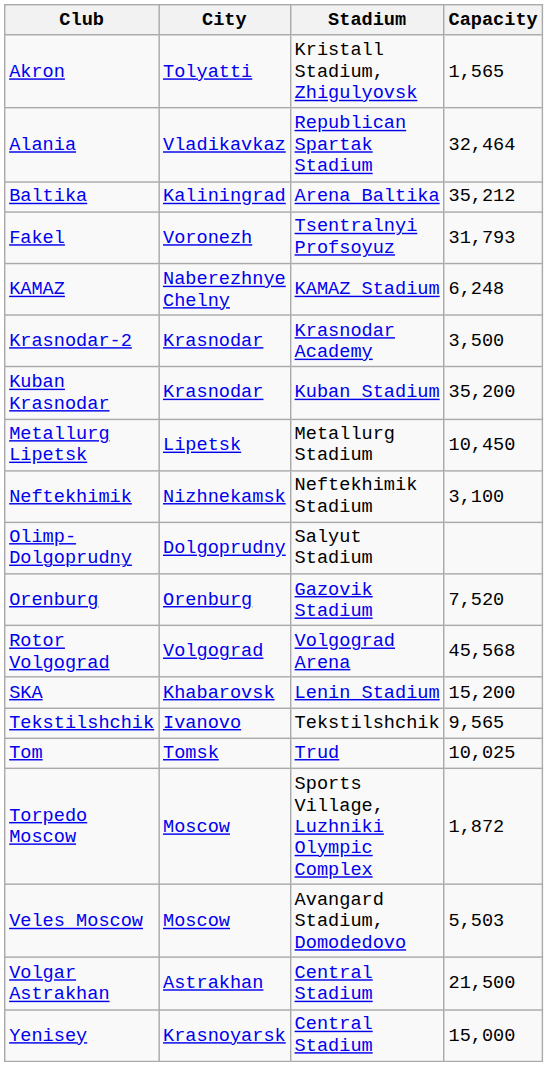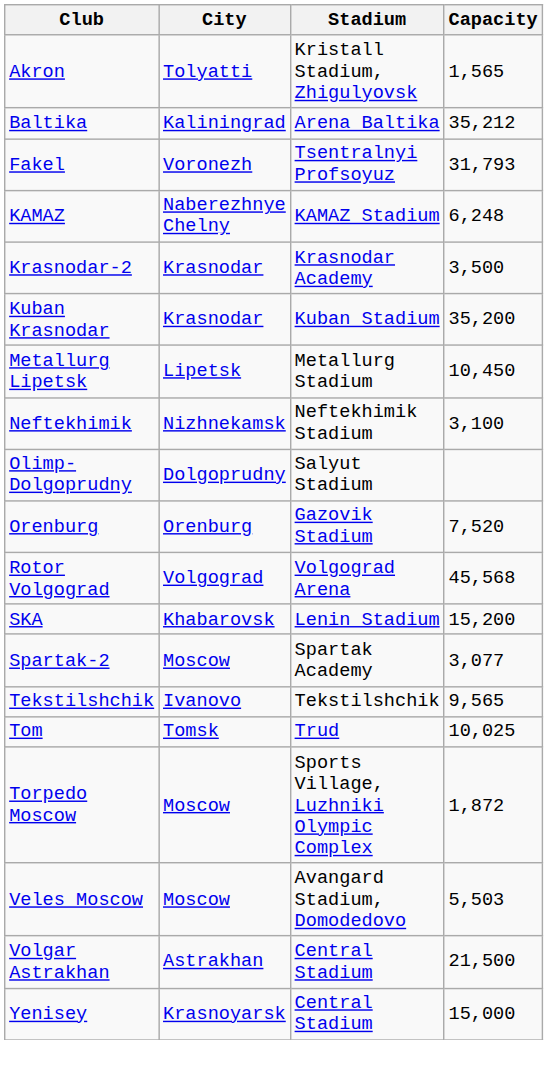- row: (43, 145)
+ row: (59, 660)
